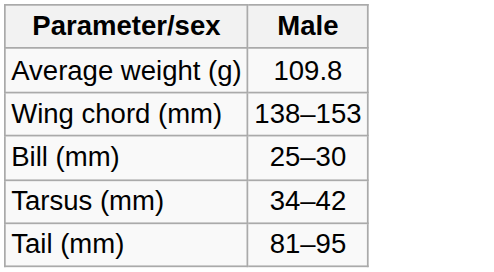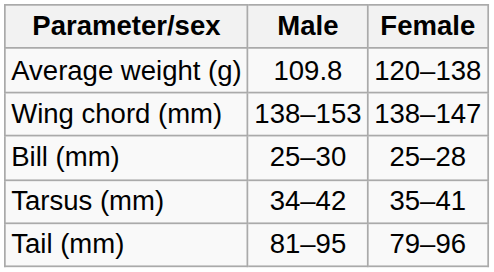+ column: (428, 26)
